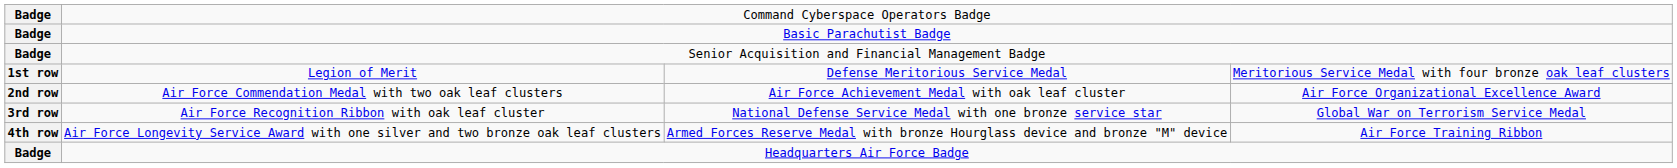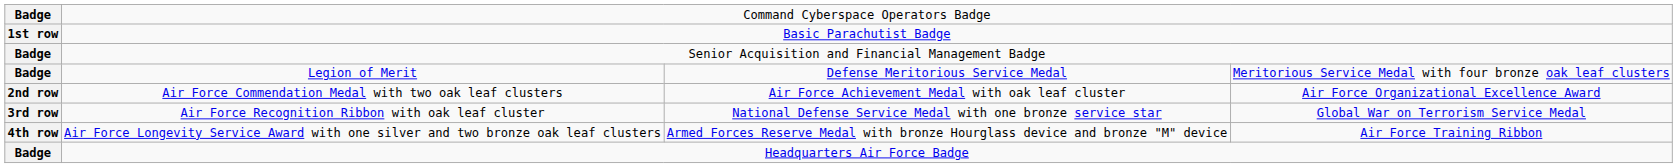(33, 34) Badge -> (33, 34) 1st row
(33, 73) 1st row -> (33, 73) Badge
